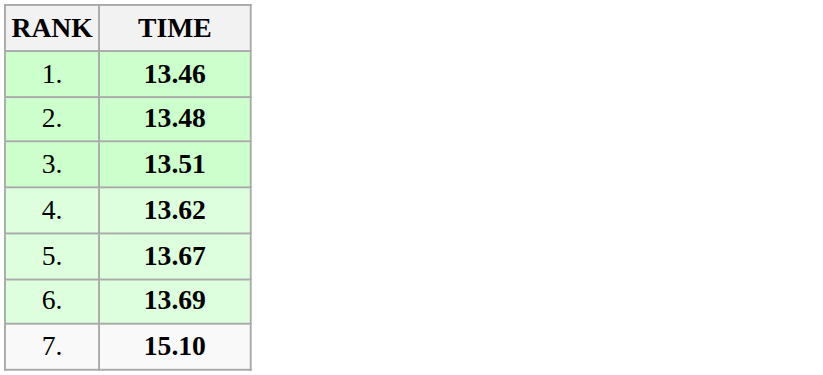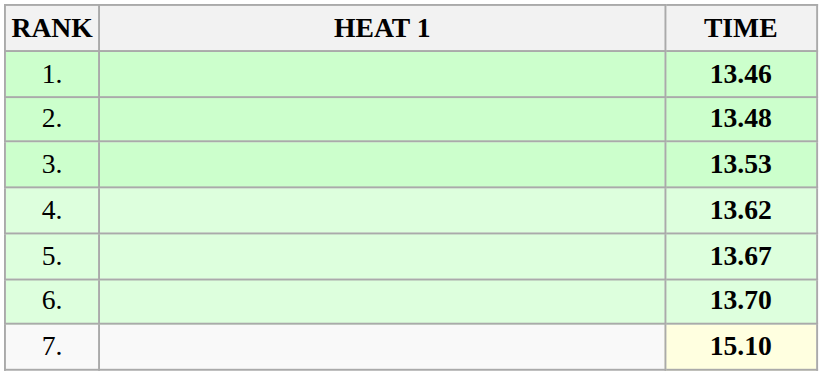+ column: (382, 27)
(175, 164) 13.51 -> (741, 164) 13.53
(175, 301) 13.69 -> (741, 301) 13.70
(175, 346) no background -> (741, 346) lightyellow background
